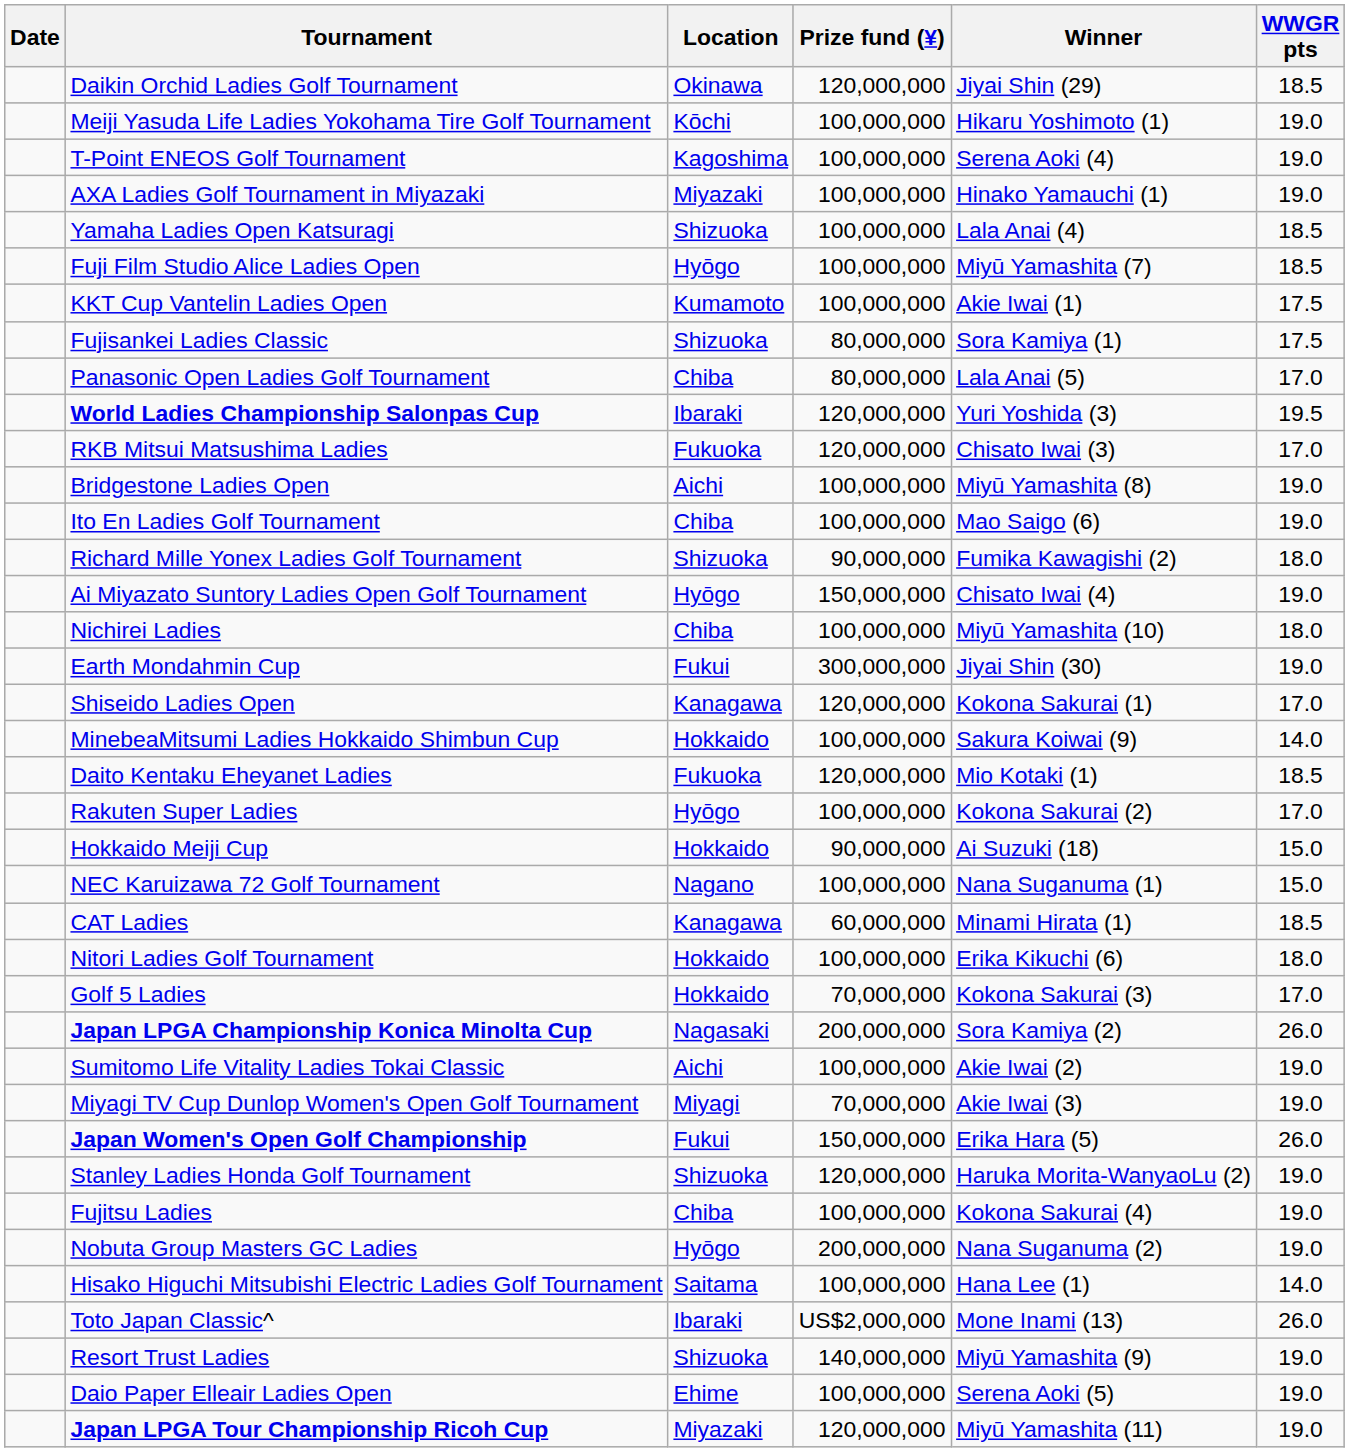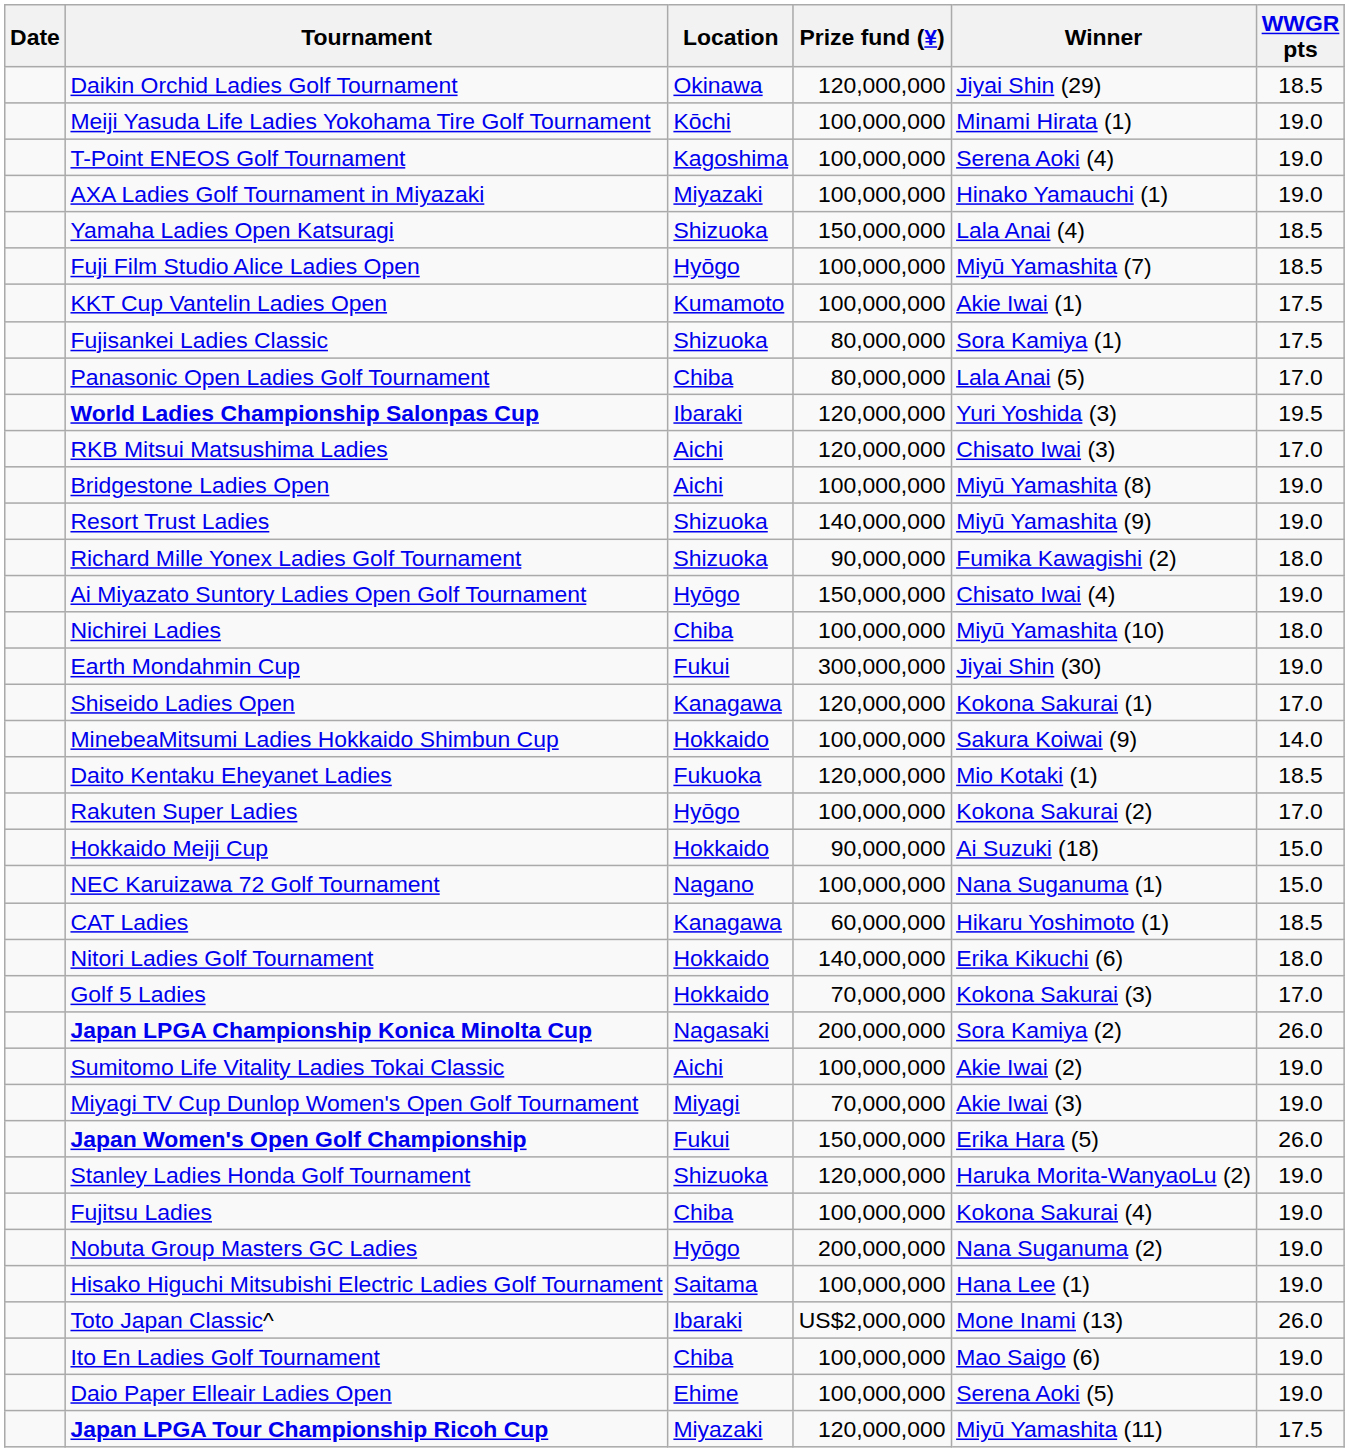(1063, 121) Hikaru Yoshimoto (1) -> (1044, 121) Minami Hirata (1)
(882, 230) 100,000,000 -> (882, 230) 150,000,000
(717, 448) Fukuoka -> (698, 448) Aichi
rows swapped: (170, 1357) <-> (225, 521)
(1044, 921) Minami Hirata (1) -> (1063, 921) Hikaru Yoshimoto (1)
(882, 957) 100,000,000 -> (882, 957) 140,000,000
(1300, 1284) 14.0 -> (1300, 1284) 19.0
(1300, 1429) 19.0 -> (1300, 1429) 17.5
